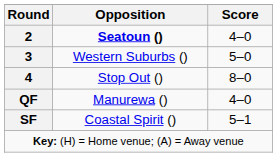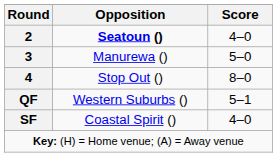(130, 57) Western Suburbs () -> (130, 57) Manurewa ()
(130, 99) Manurewa () -> (130, 99) Western Suburbs ()
(240, 99) 4–0 -> (240, 99) 5–1
(240, 120) 5–1 -> (240, 120) 4–0
